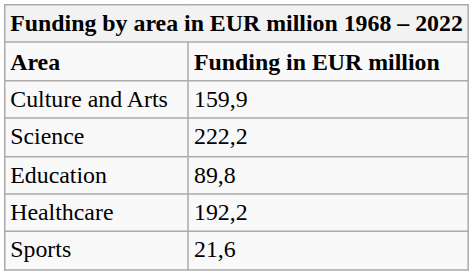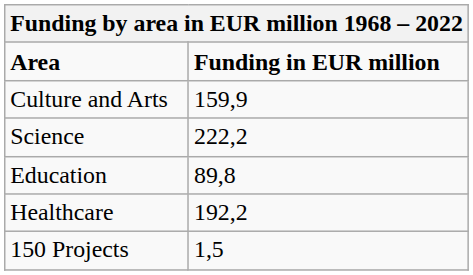- row: (41, 250)
+ row: (70, 250)
